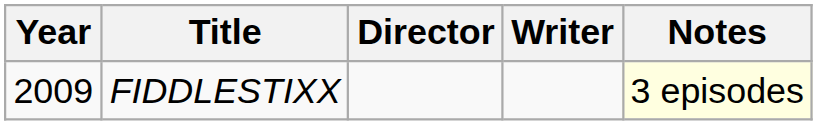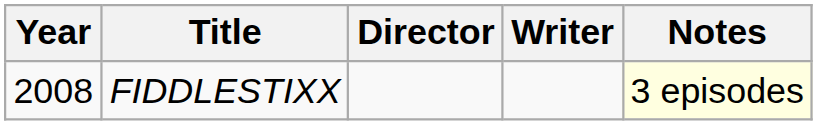(53, 89) 2009 -> (53, 89) 2008
